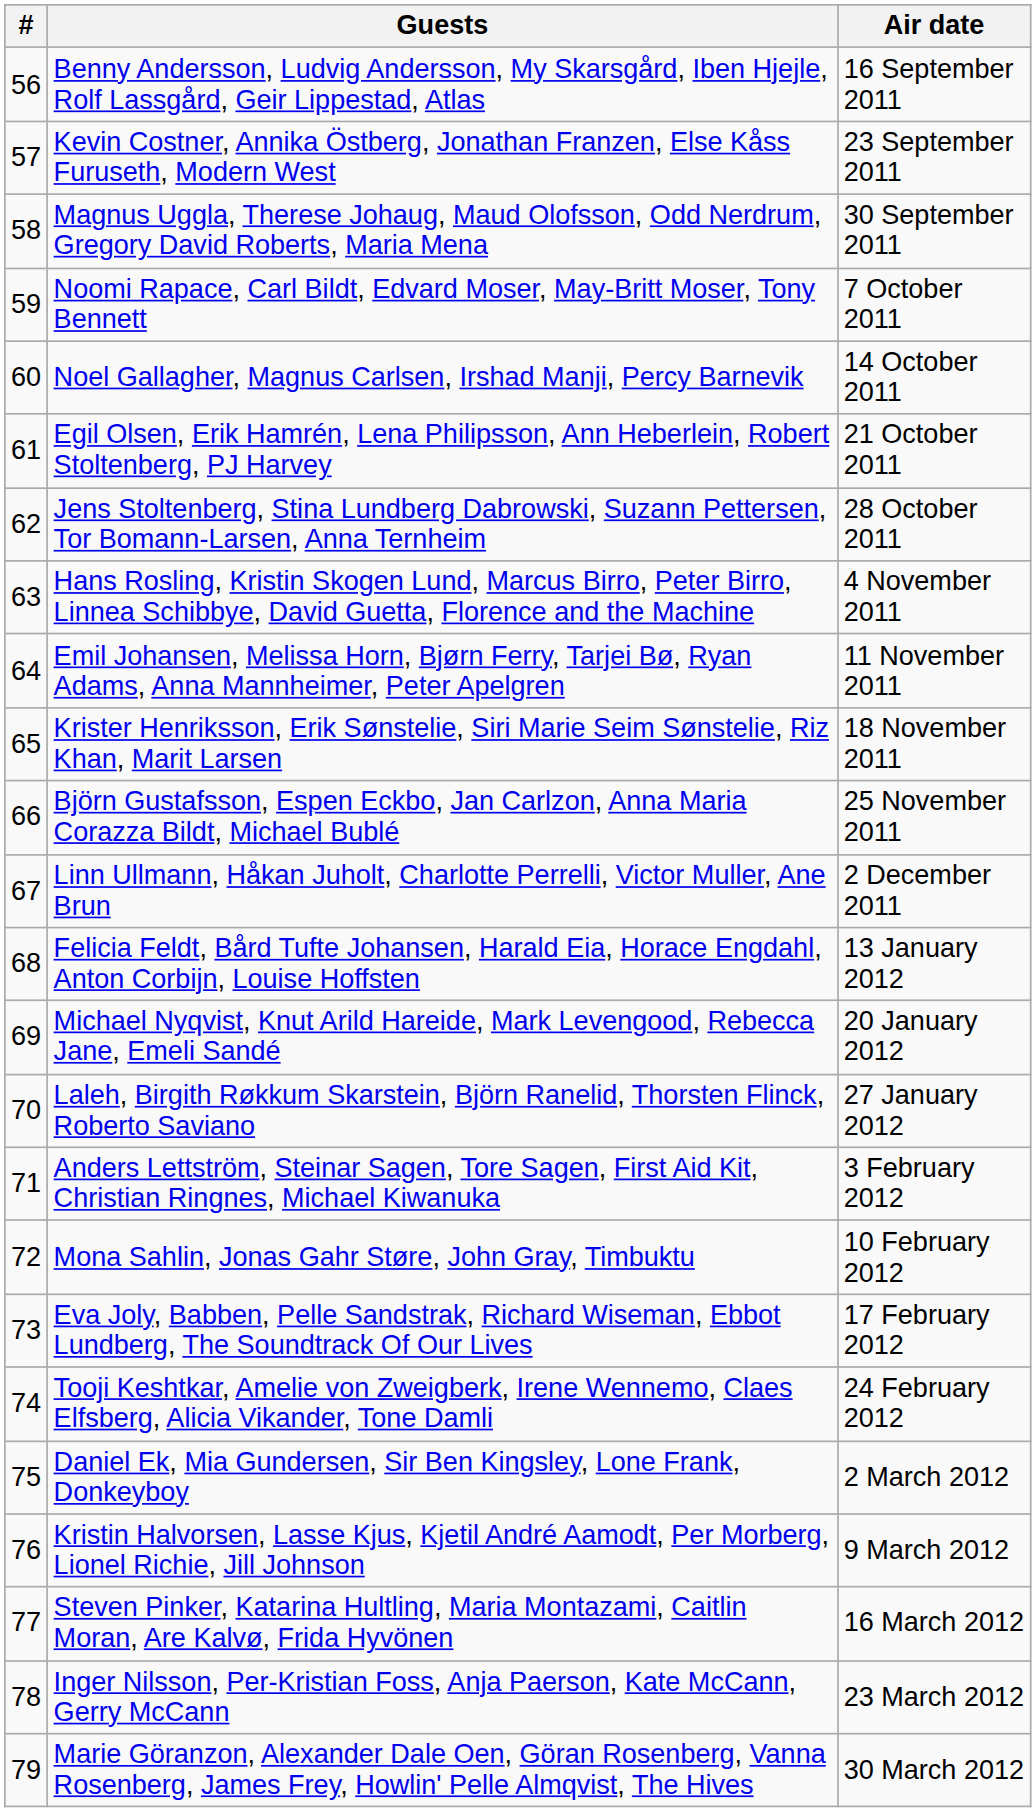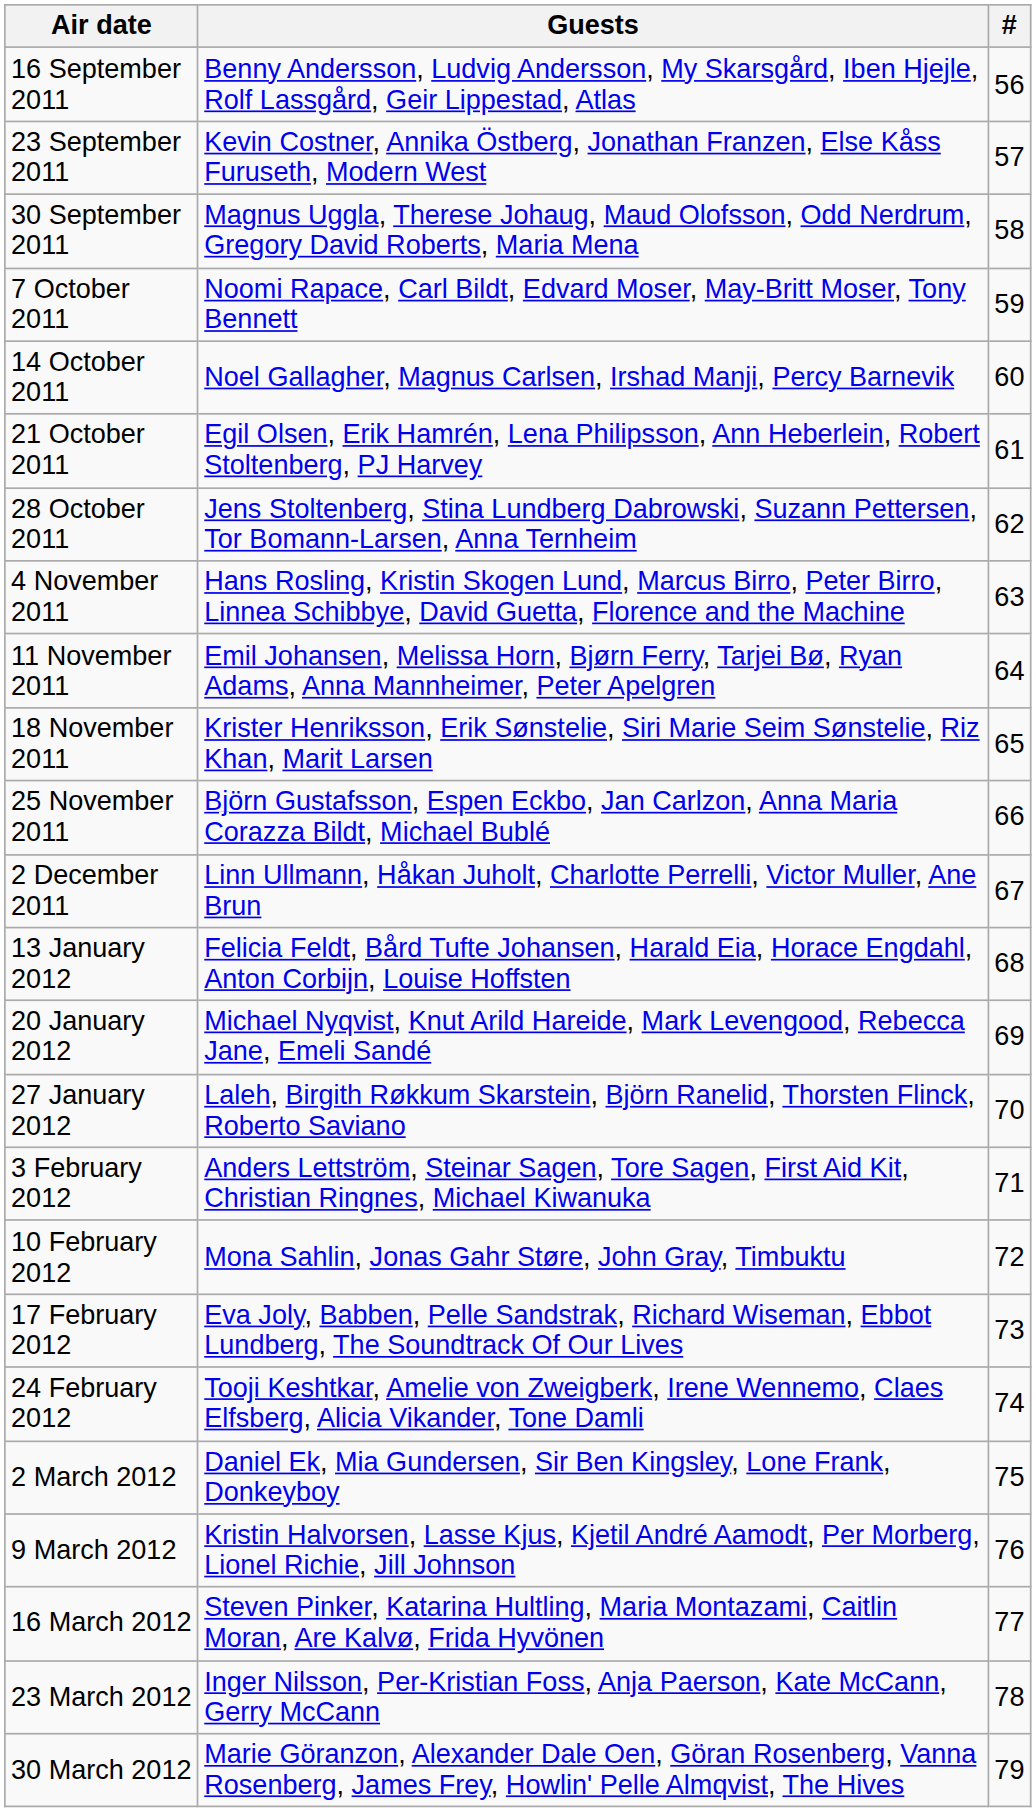columns swapped: (26, 25) <-> (934, 25)
